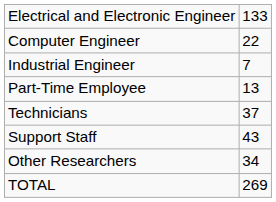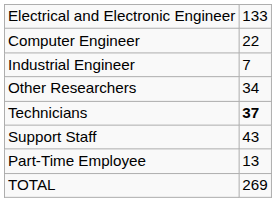rows swapped: (72, 161) <-> (77, 88)
(251, 112) normal -> (251, 112) bold
